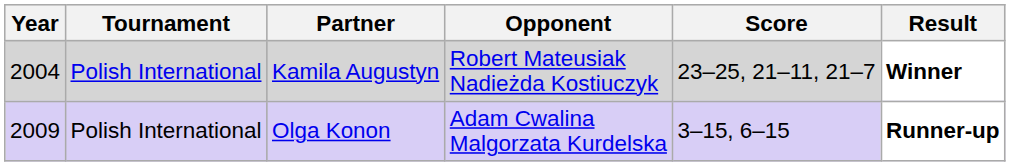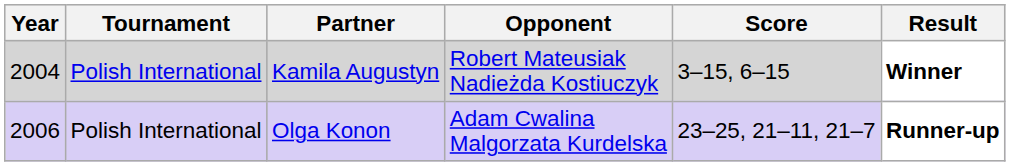(776, 71) 23–25, 21–11, 21–7 -> (734, 71) 3–15, 6–15
(35, 131) 2009 -> (35, 131) 2006
(734, 131) 3–15, 6–15 -> (776, 131) 23–25, 21–11, 21–7
